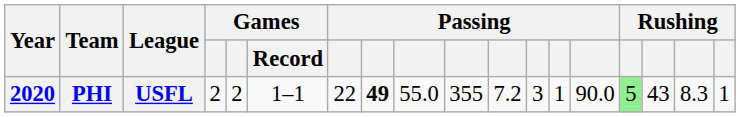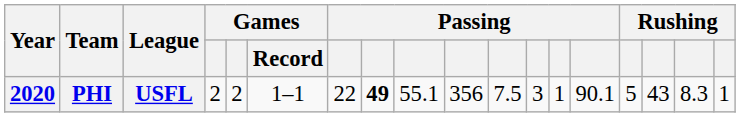(419, 93) 55.0 -> (419, 93) 55.1
(466, 93) 355 -> (466, 93) 356
(508, 93) 7.2 -> (508, 93) 7.5
(595, 93) 90.0 -> (595, 93) 90.1
(631, 93) lightgreen background -> (631, 93) no background
